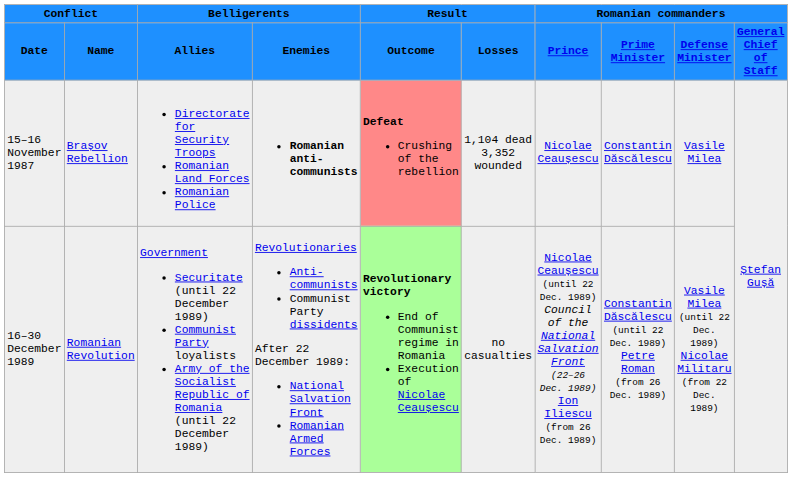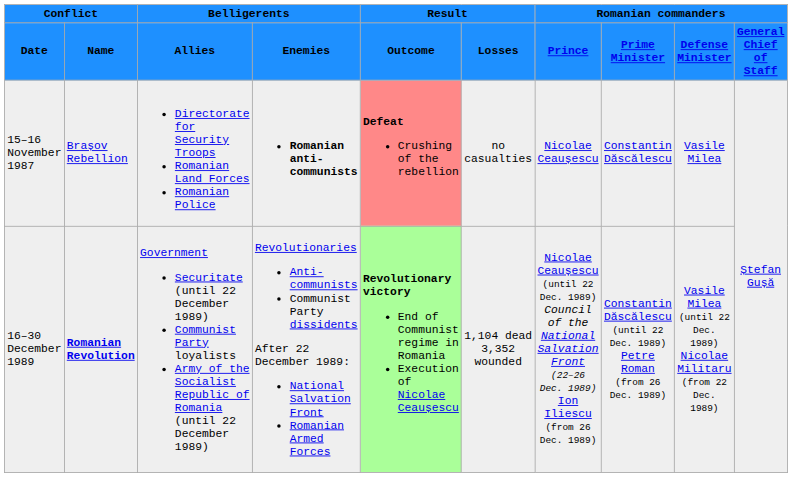(498, 153) 1,104 dead 3,352 wounded -> (498, 153) no casualties
(101, 349) normal -> (101, 349) bold
(498, 349) no casualties -> (498, 349) 1,104 dead 3,352 wounded
